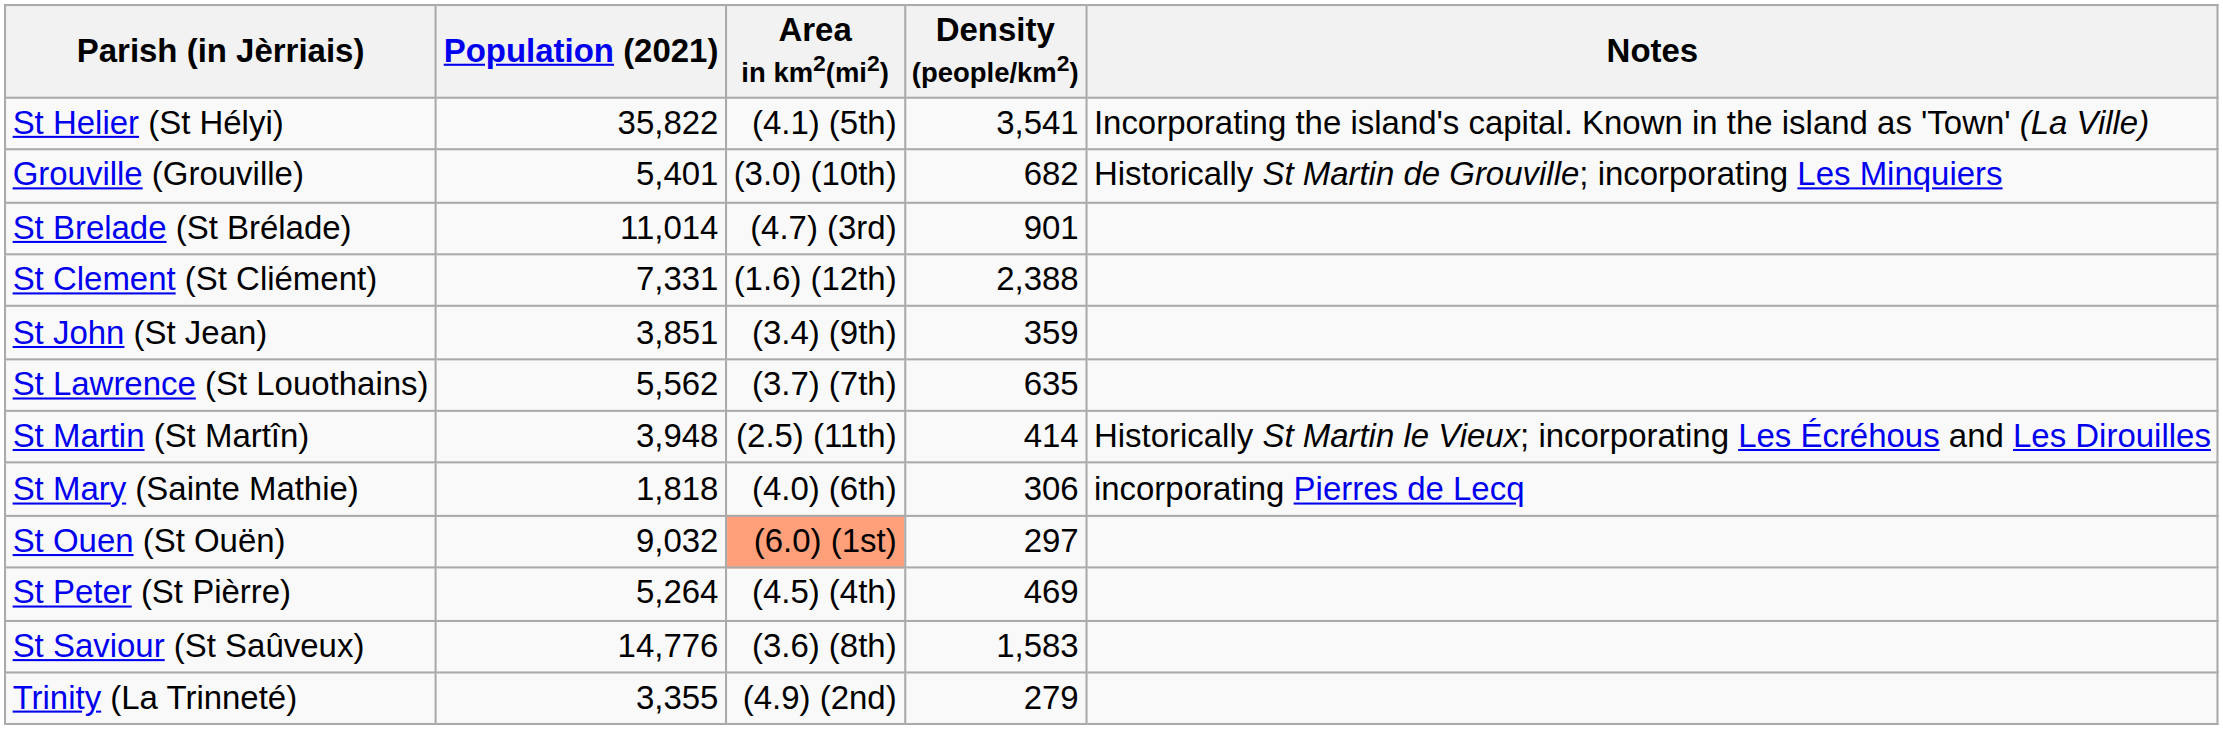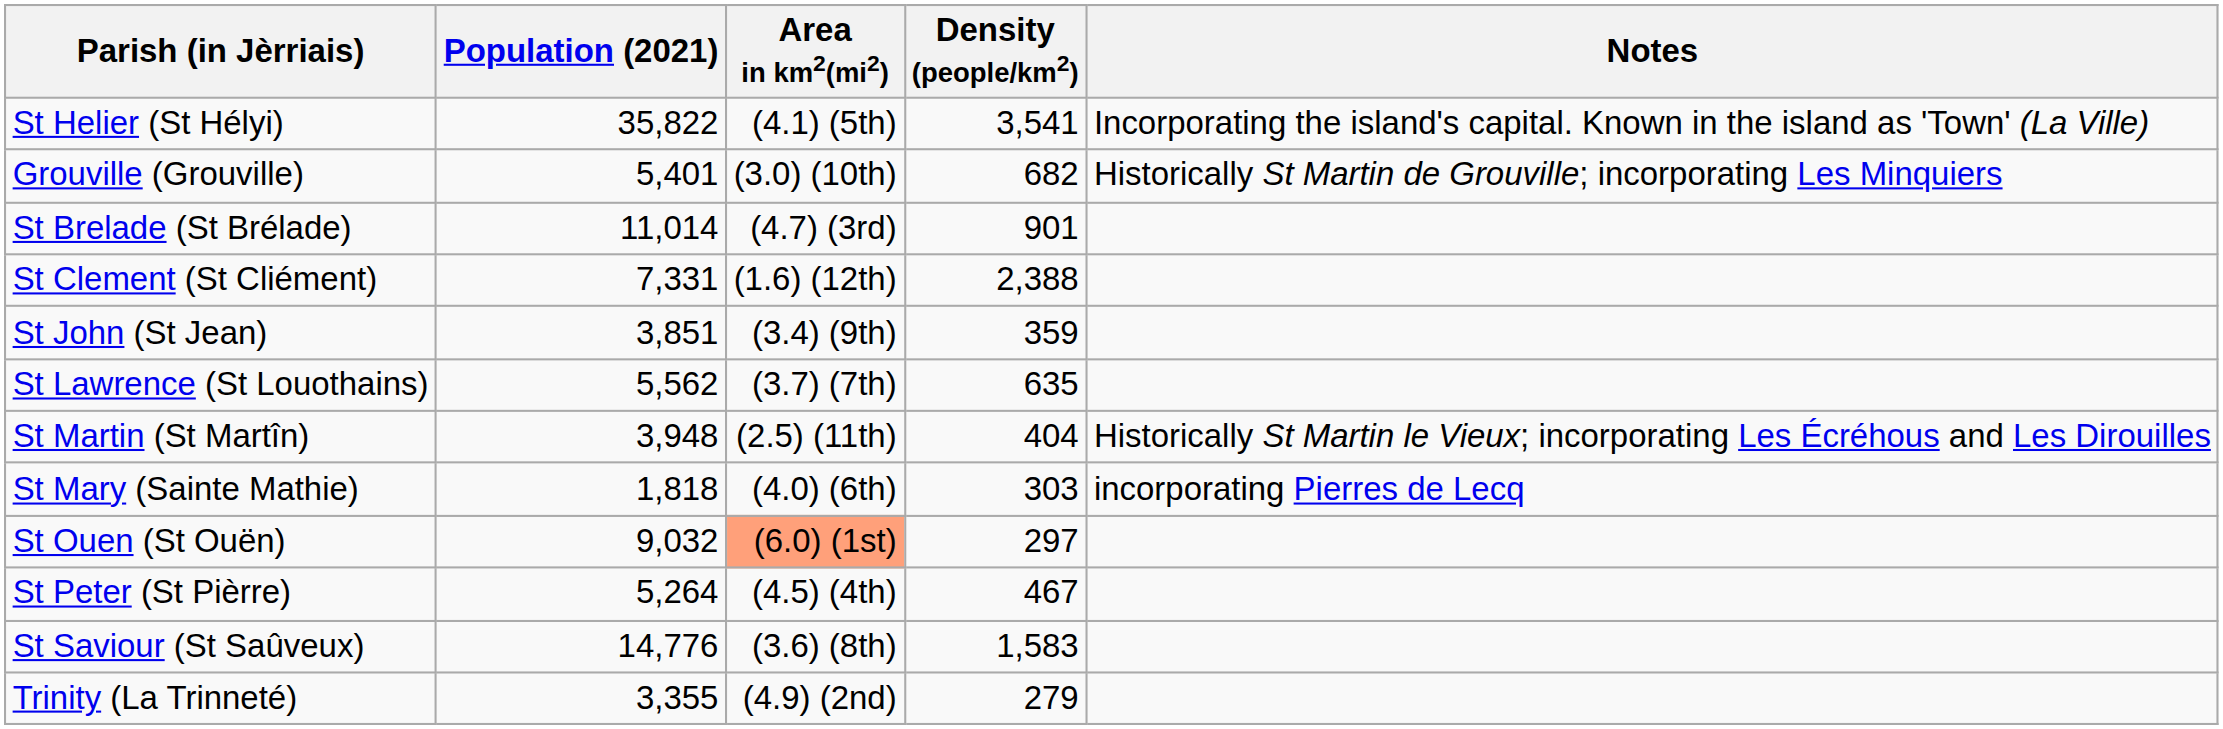(1051, 436) 414 -> (1051, 436) 404
(1051, 488) 306 -> (1051, 488) 303
(1051, 593) 469 -> (1051, 593) 467
